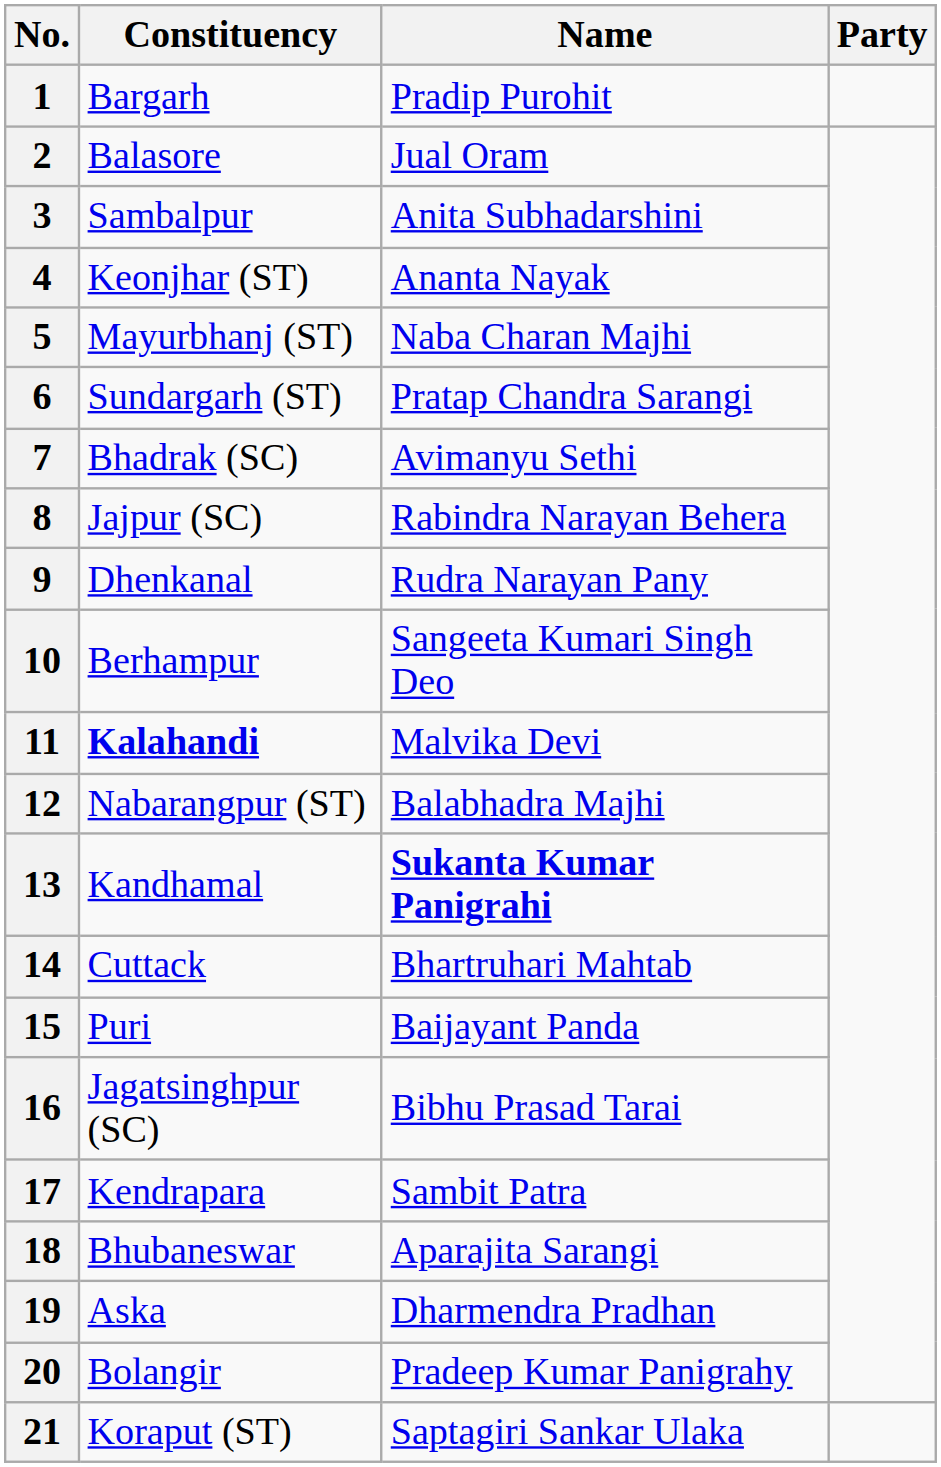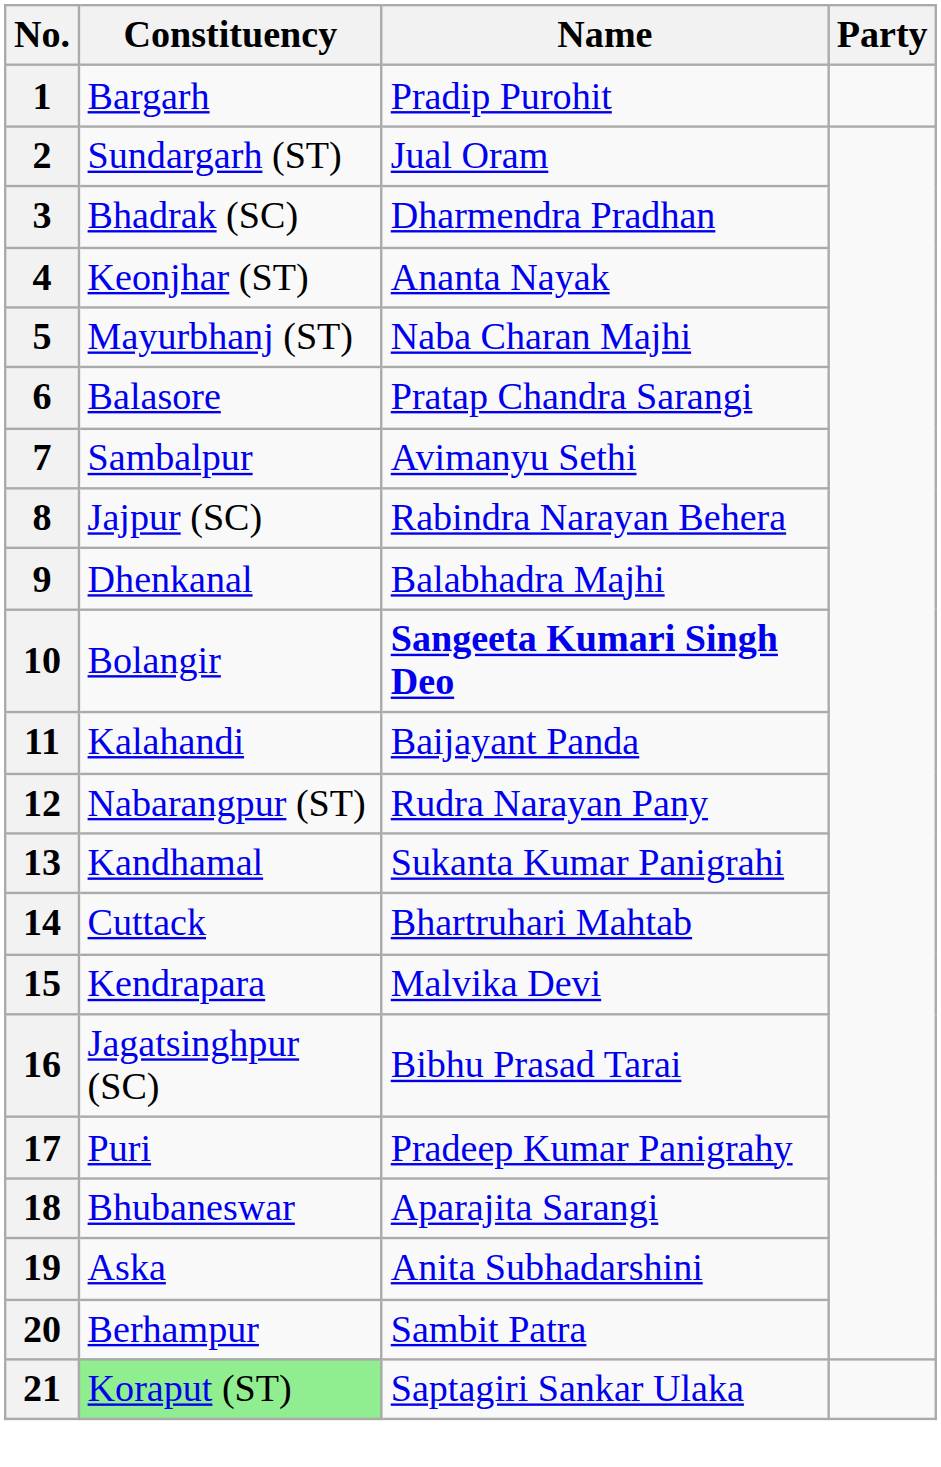(154, 155) Balasore -> (215, 155) Sundargarh (ST)
(170, 215) Sambalpur -> (193, 215) Bhadrak (SC)
(547, 215) Anita Subhadarshini -> (553, 215) Dharmendra Pradhan
(215, 397) Sundargarh (ST) -> (154, 397) Balasore
(193, 457) Bhadrak (SC) -> (170, 457) Sambalpur
(549, 578) Rudra Narayan Pany -> (528, 578) Balabhadra Majhi
(173, 660) Berhampur -> (154, 660) Bolangir
(572, 660) normal -> (584, 660) bold
(173, 741) bold -> (166, 741) normal
(496, 741) Malvika Devi -> (515, 741) Baijayant Panda
(528, 802) Balabhadra Majhi -> (549, 802) Rudra Narayan Pany
(522, 884) bold -> (587, 862) normal
(119, 1026) Puri -> (176, 983) Kendrapara
(515, 1026) Baijayant Panda -> (496, 983) Malvika Devi
(176, 1189) Kendrapara -> (119, 1147) Puri
(489, 1189) Sambit Patra -> (592, 1147) Pradeep Kumar Panigrahy
(553, 1310) Dharmendra Pradhan -> (547, 1267) Anita Subhadarshini
(154, 1371) Bolangir -> (173, 1328) Berhampur
(592, 1371) Pradeep Kumar Panigrahy -> (489, 1328) Sambit Patra
(190, 1431) no background -> (190, 1388) lightgreen background
